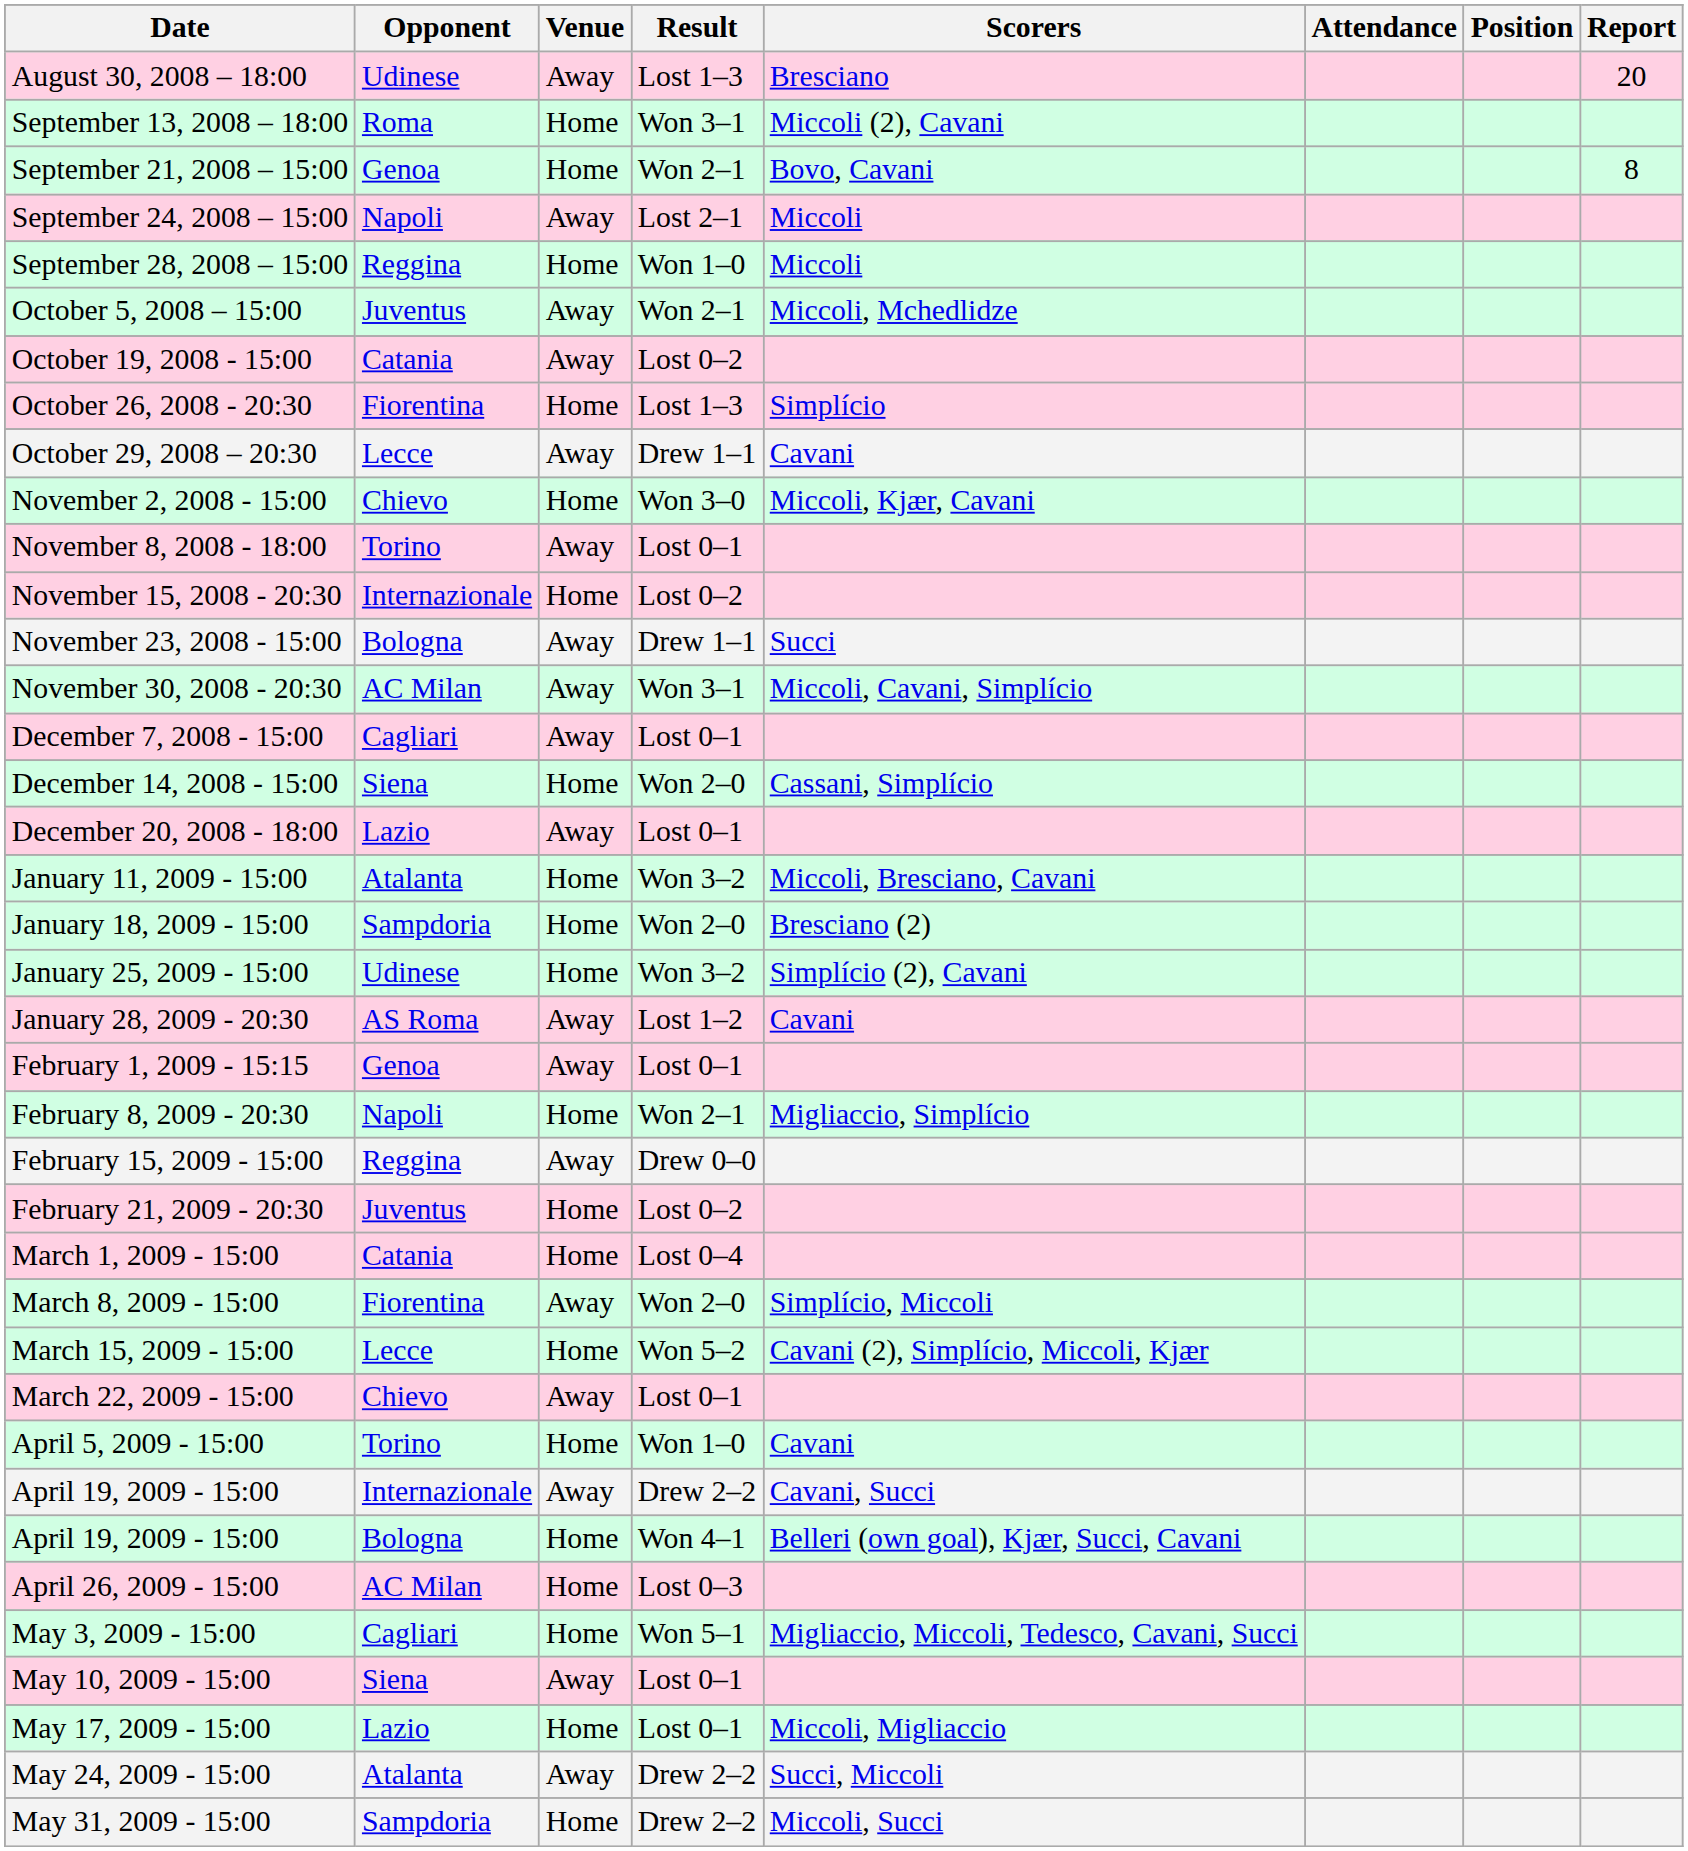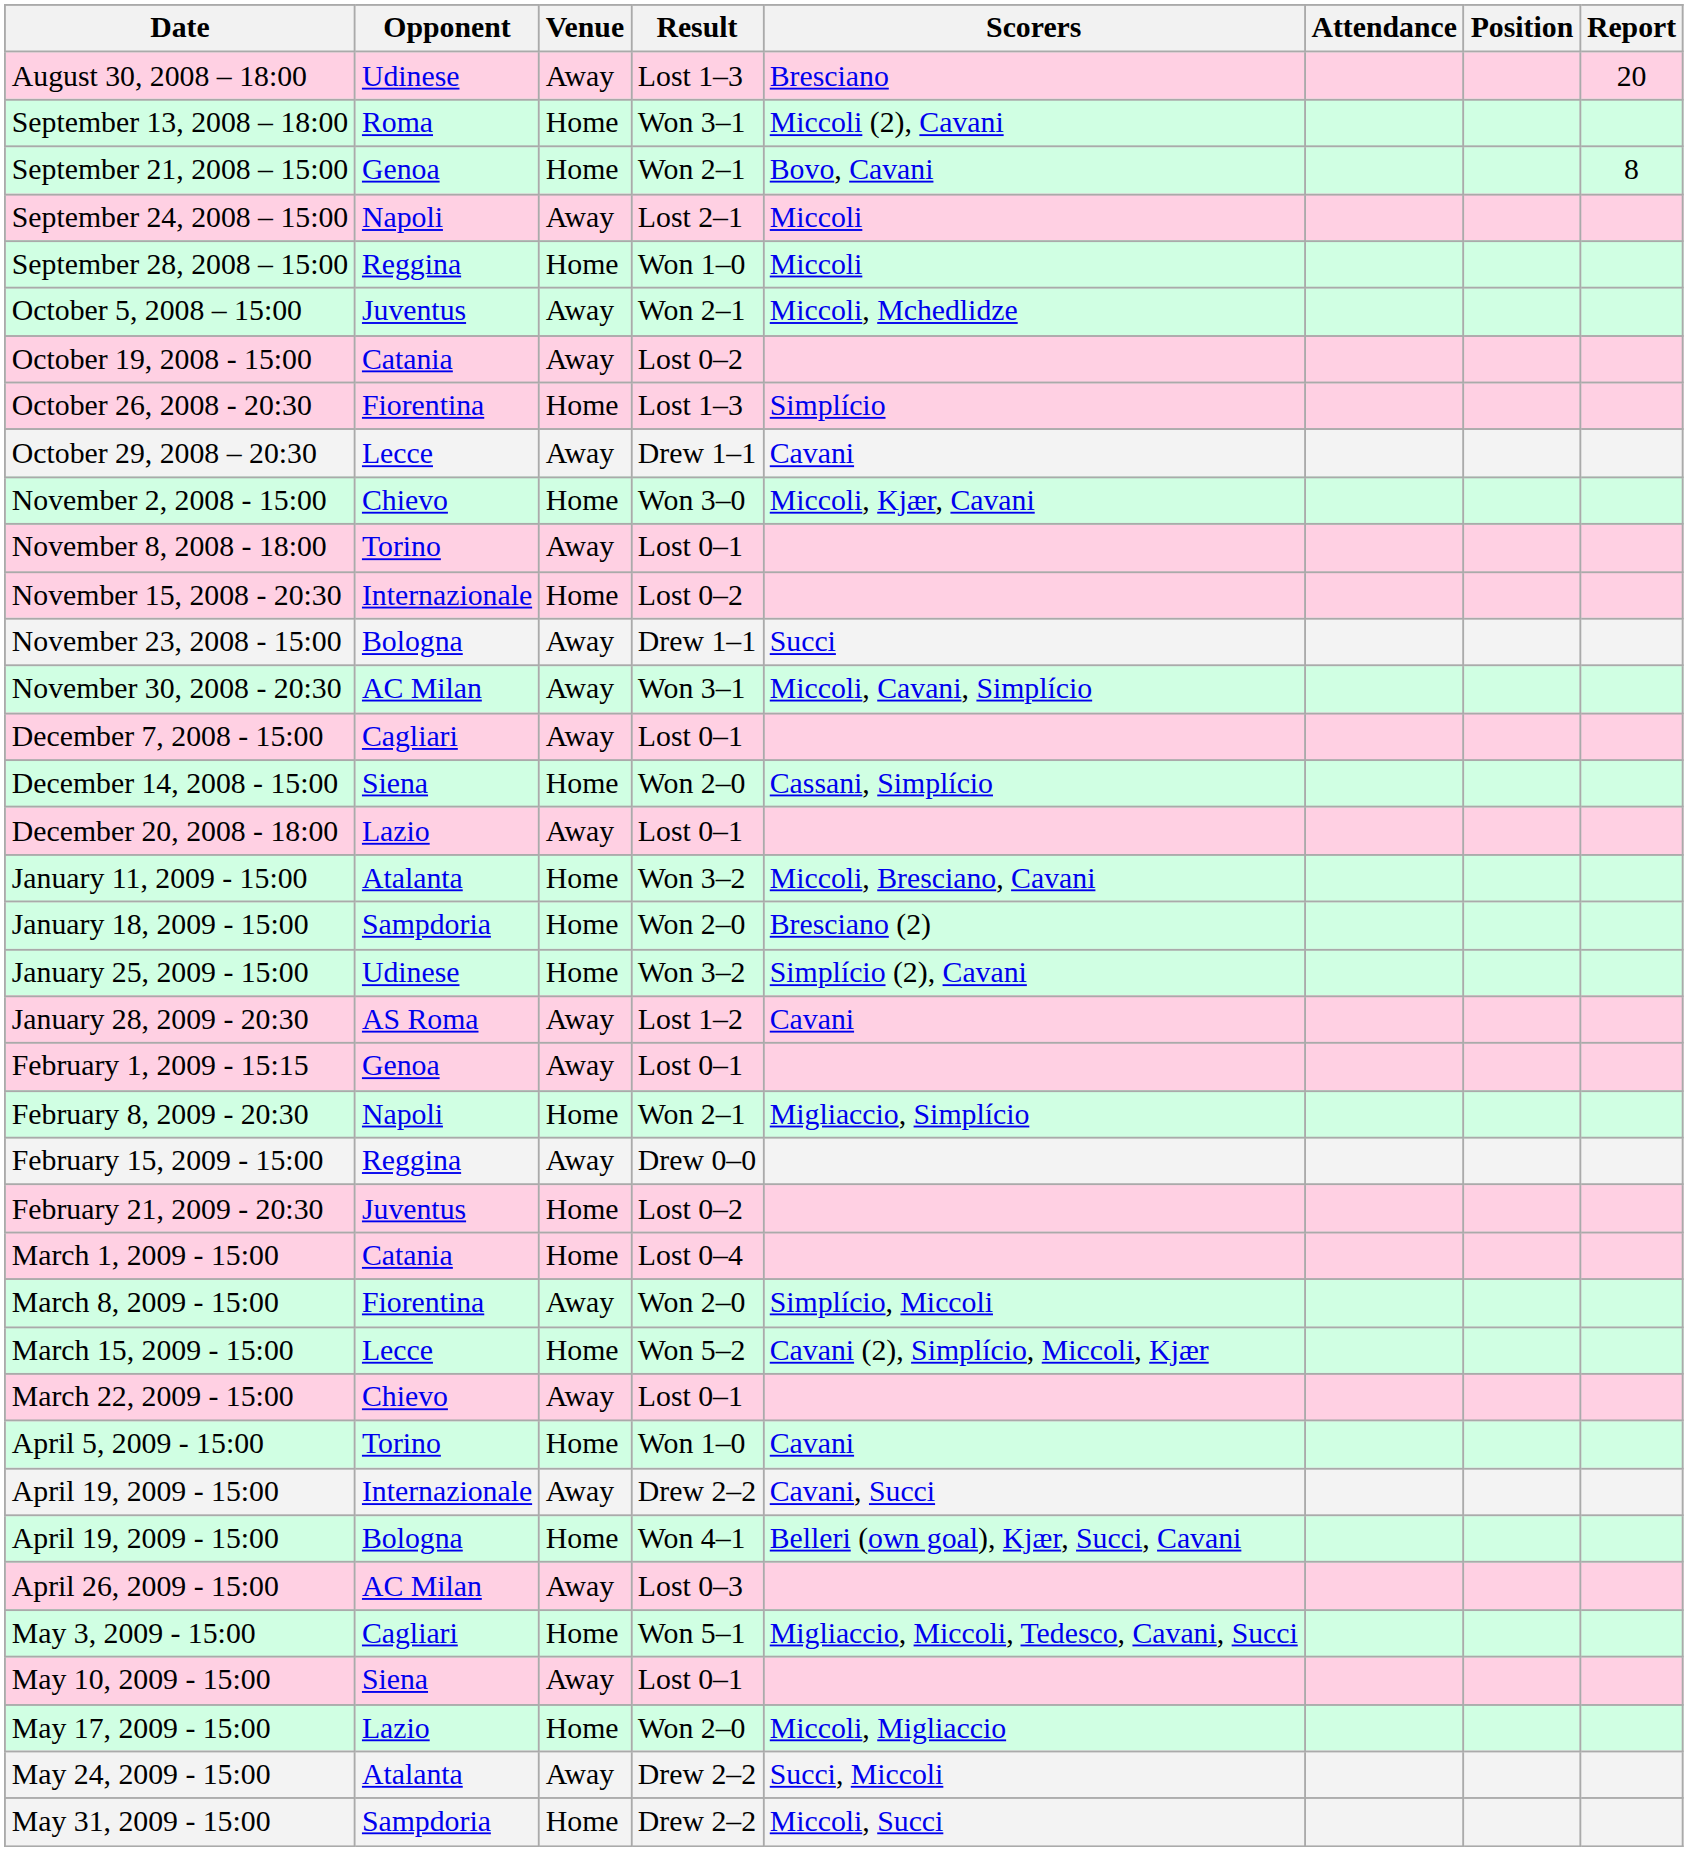(582, 1585) Home -> (580, 1585) Away
(690, 1727) Lost 0–1 -> (692, 1727) Won 2–0
